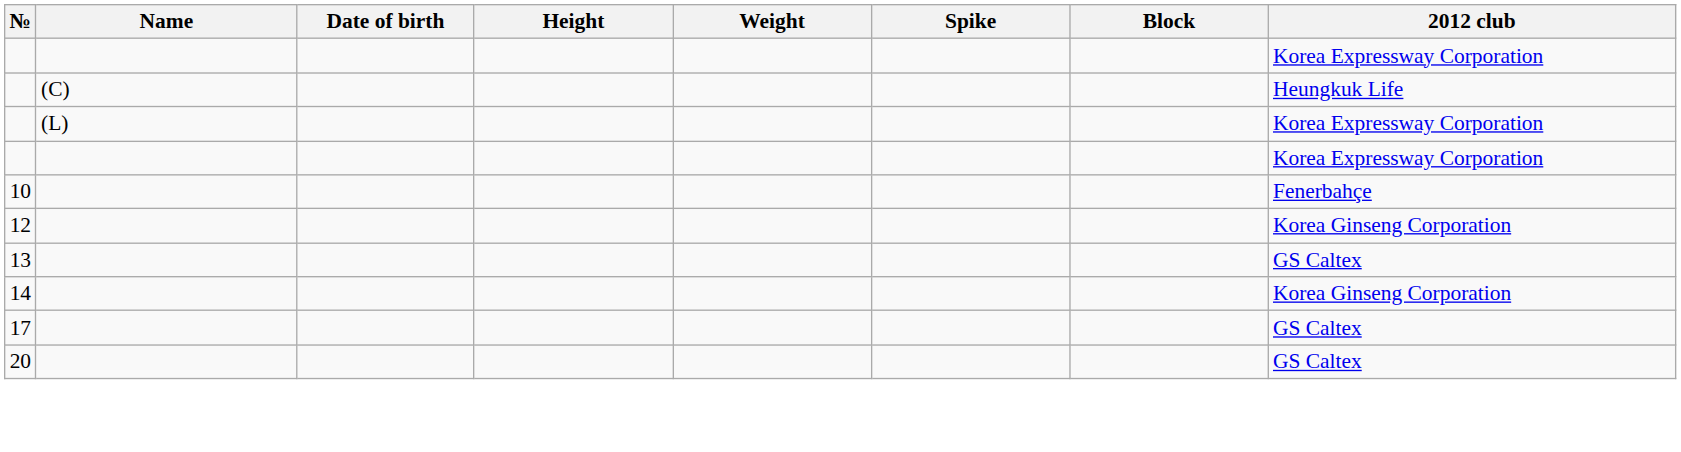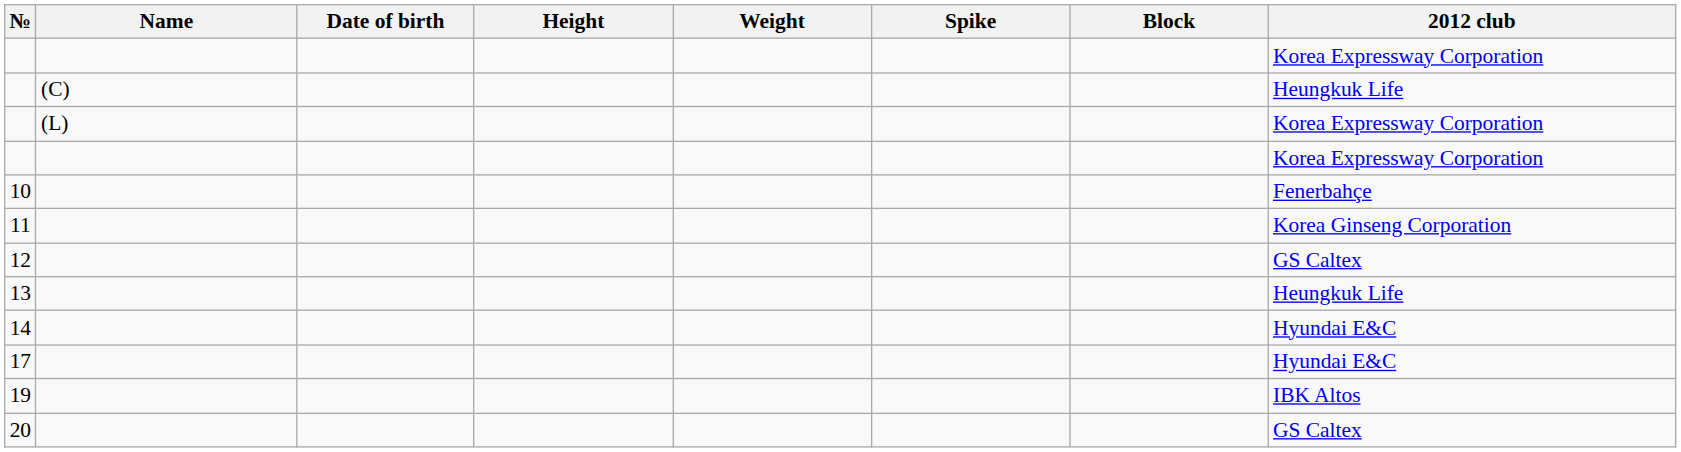+ row: (20, 225)
(1392, 225) Korea Ginseng Corporation -> (1317, 259) GS Caltex
(1317, 259) GS Caltex -> (1338, 293) Heungkuk Life
(1392, 293) Korea Ginseng Corporation -> (1335, 327) Hyundai E&C
(1317, 327) GS Caltex -> (1335, 361) Hyundai E&C
+ row: (20, 395)
